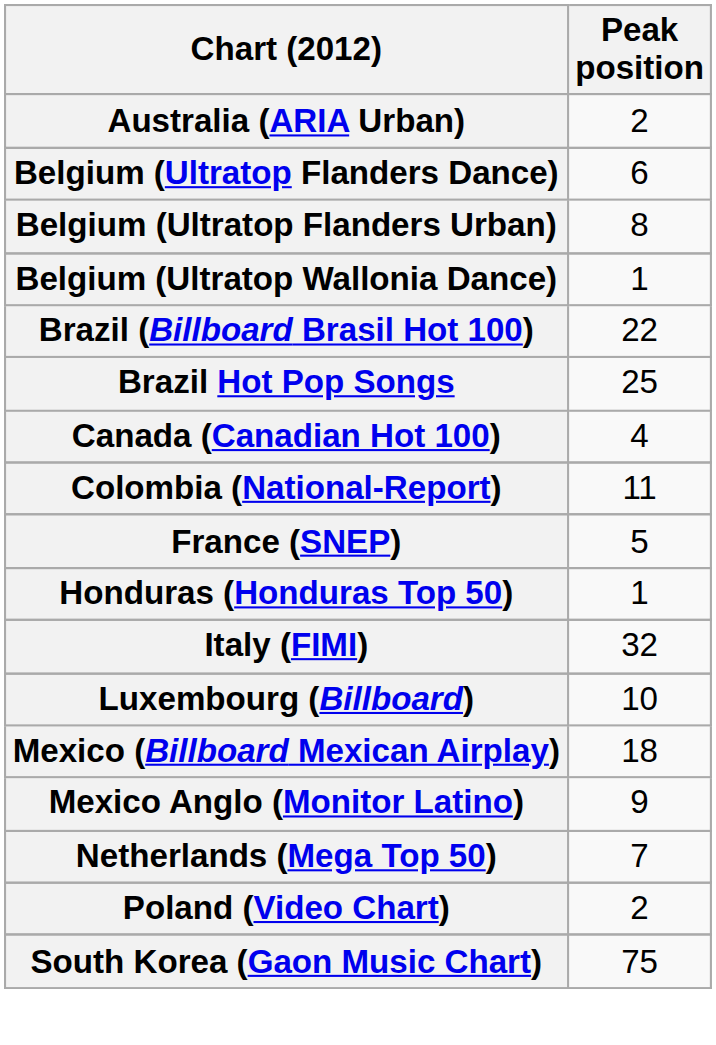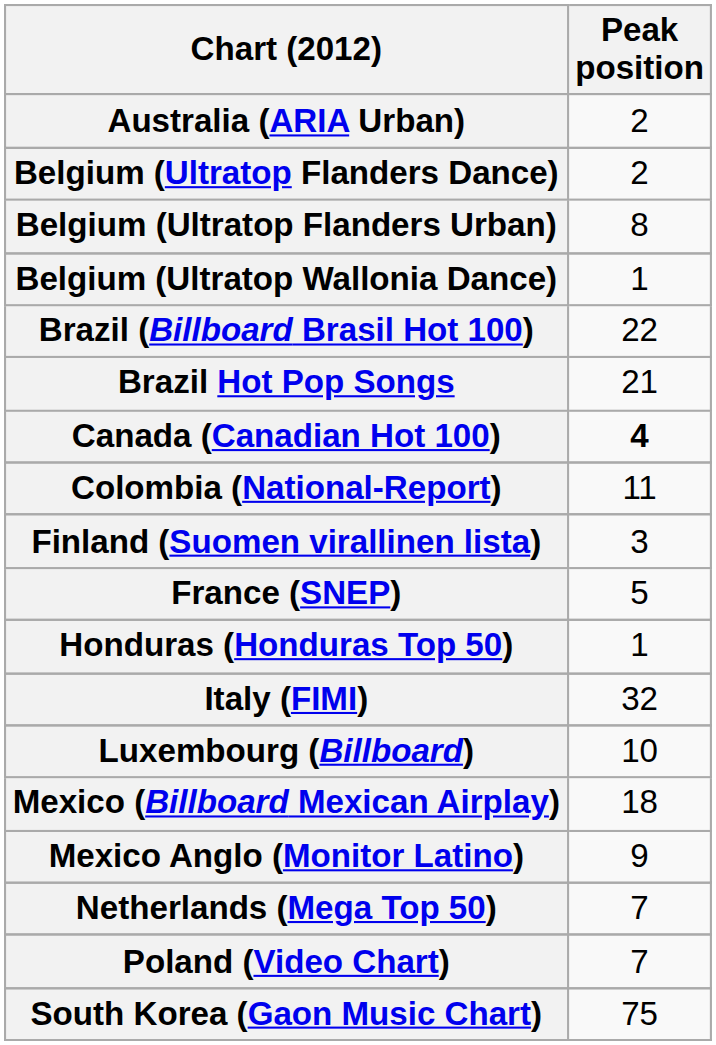(640, 173) 6 -> (640, 173) 2
(640, 383) 25 -> (640, 383) 21
(640, 435) normal -> (640, 435) bold
+ row: (286, 540)
(640, 908) 2 -> (640, 960) 7
